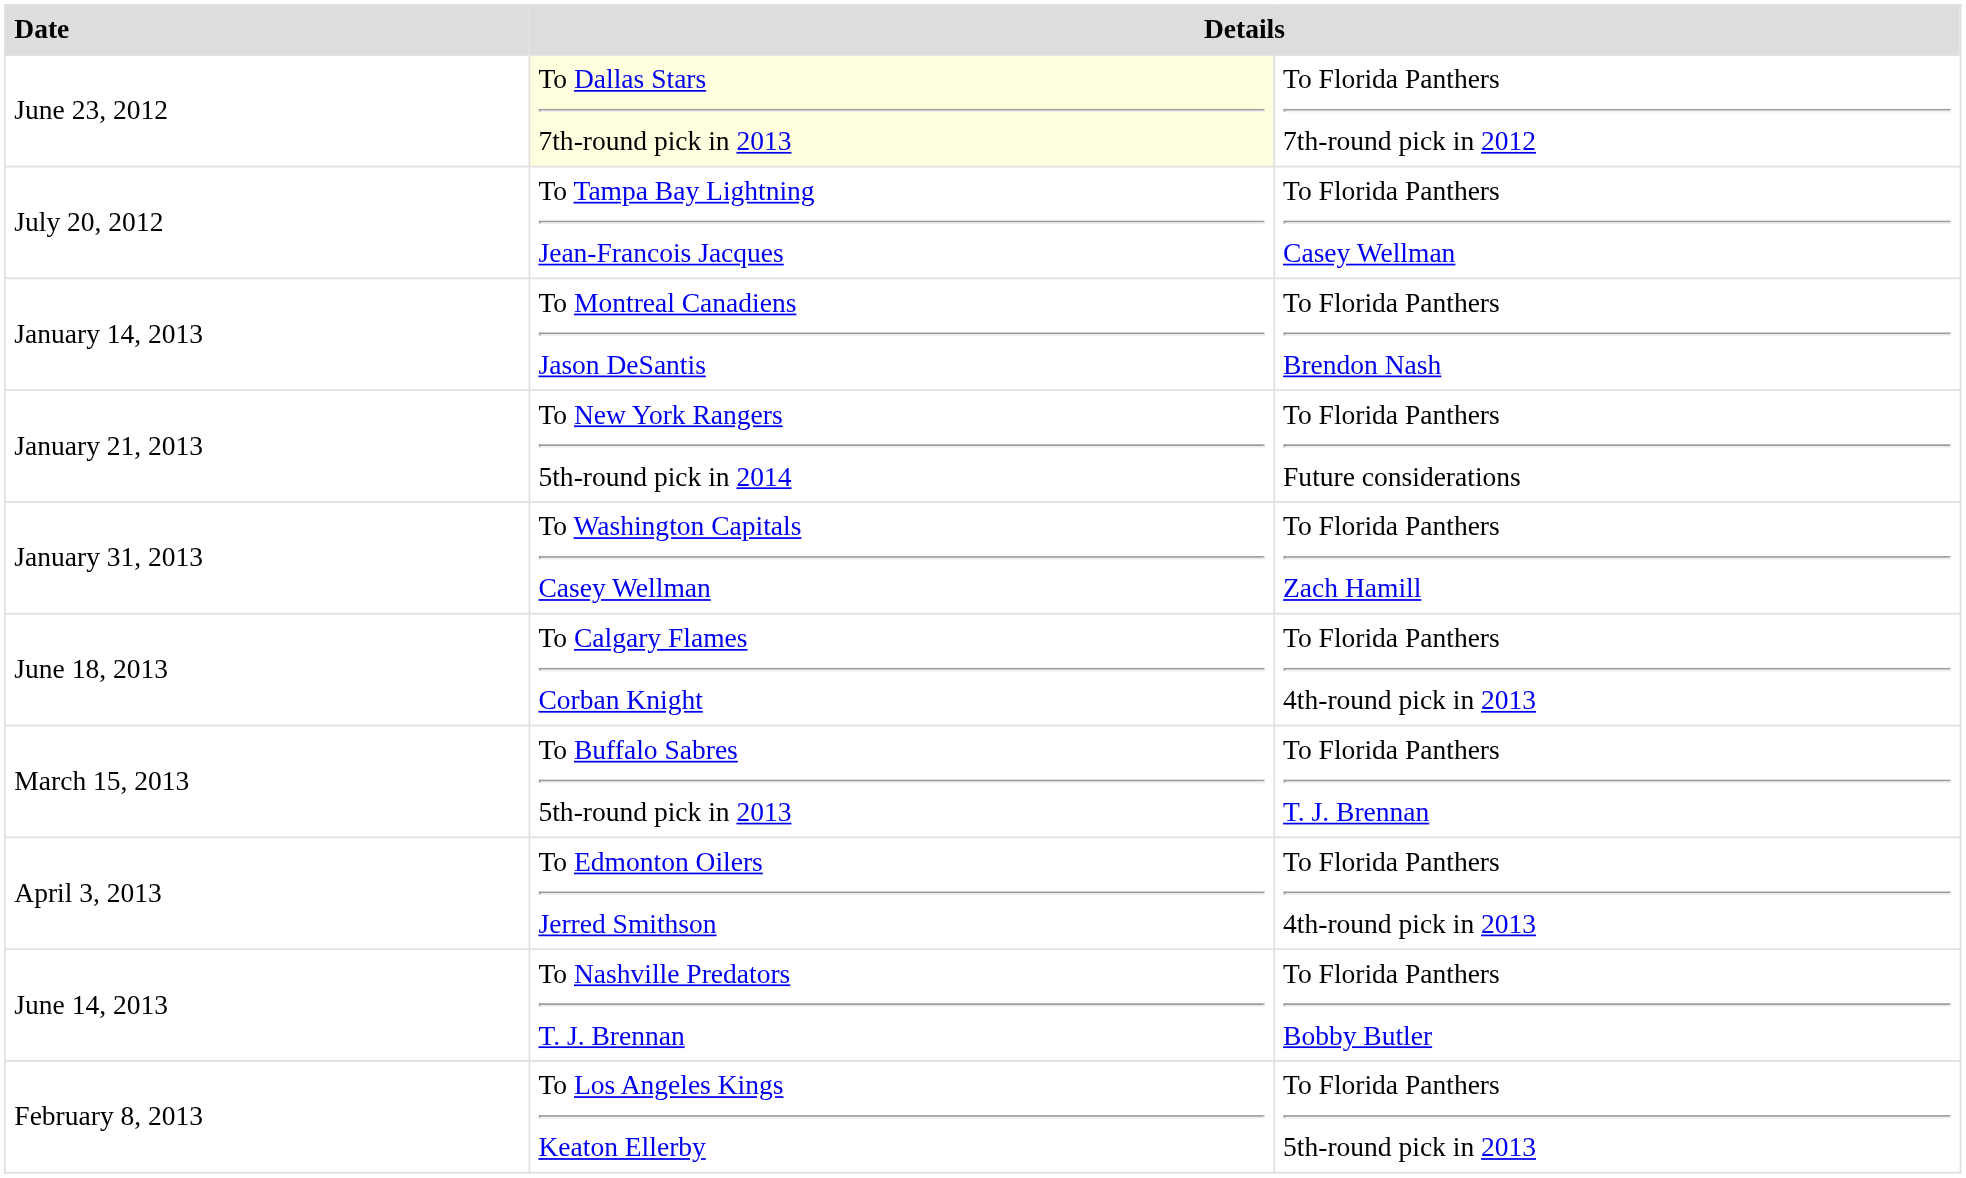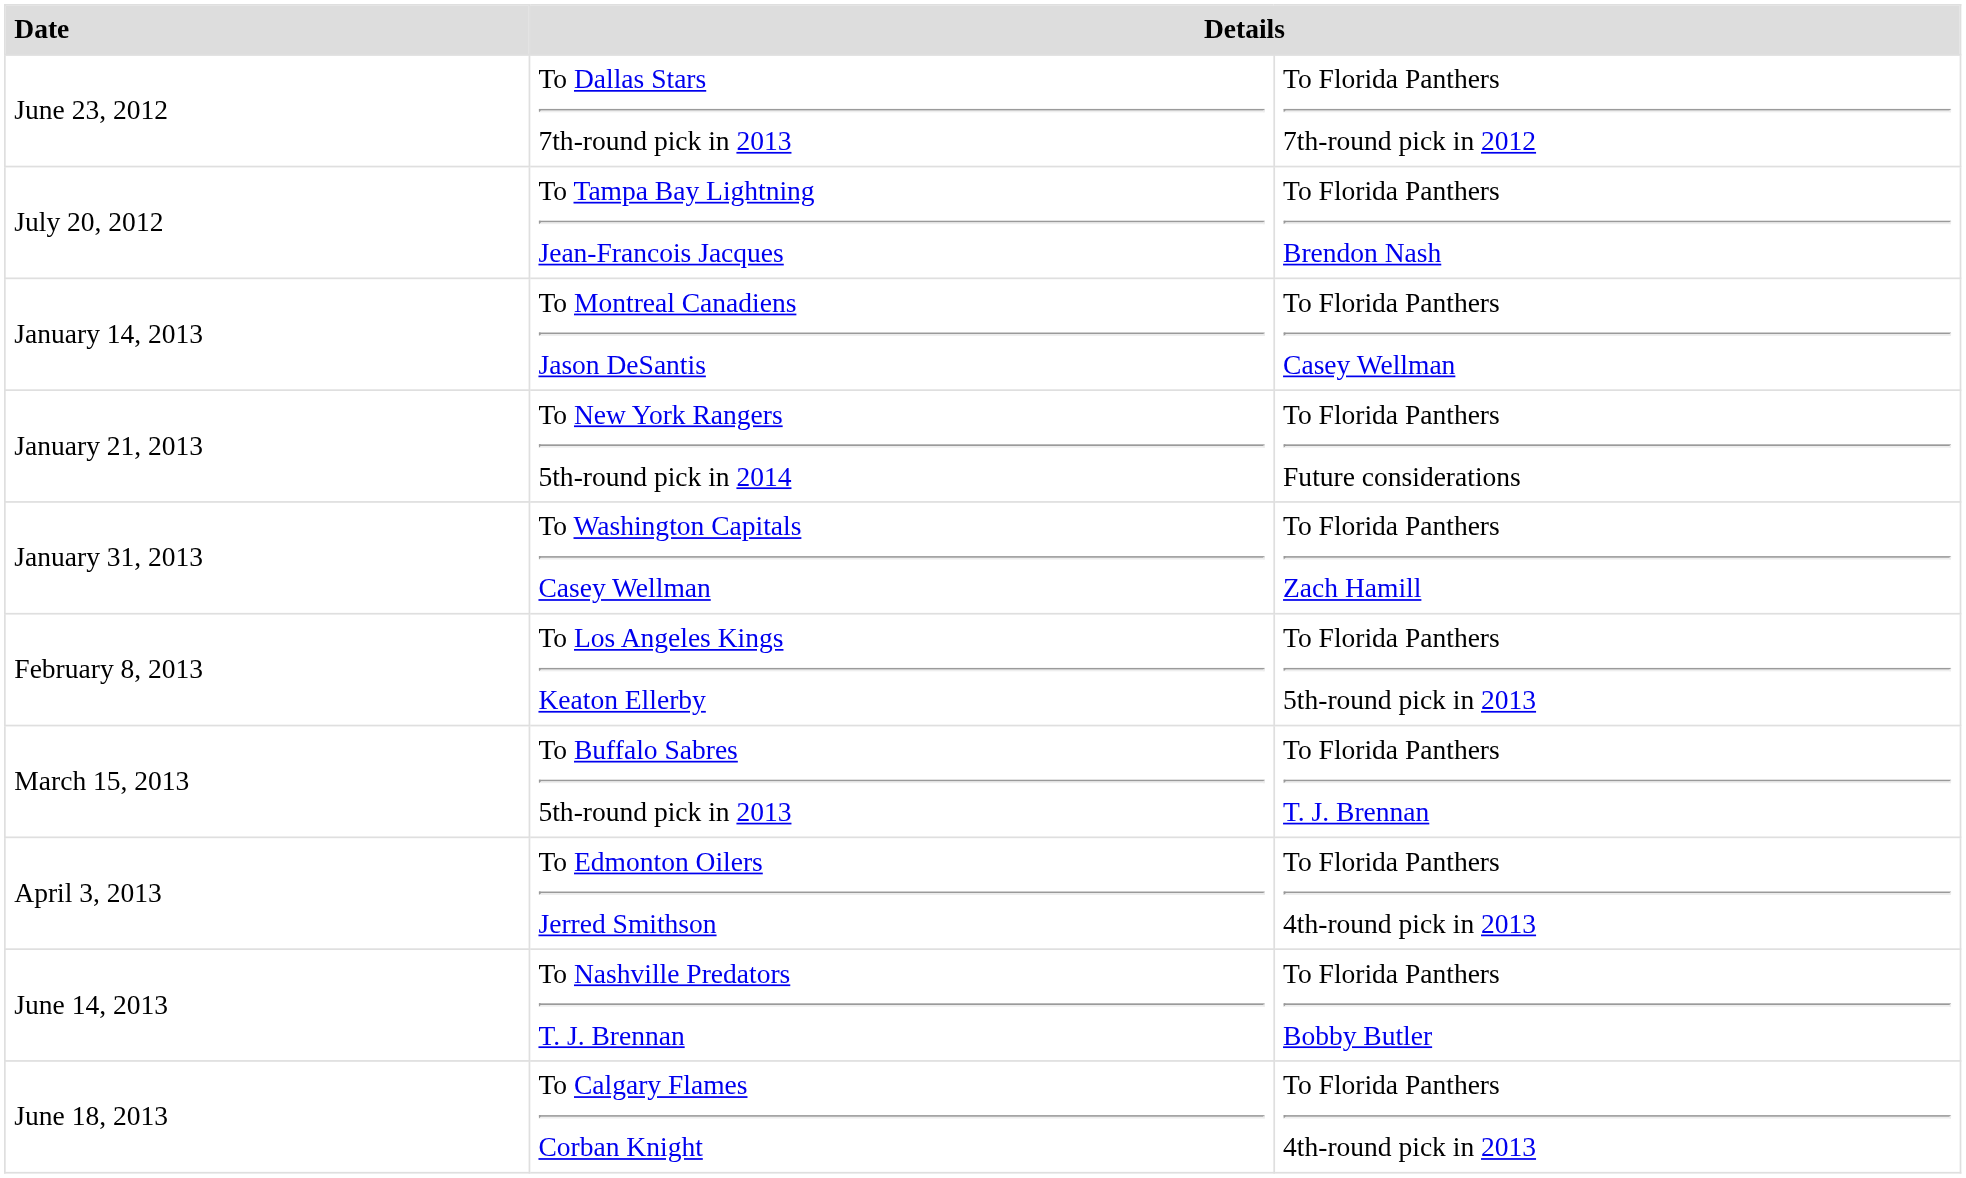(901, 110) lightyellow background -> (901, 110) no background
(1617, 222) To Florida Panthers Casey Wellman -> (1617, 222) To Florida Panthers Brendon Nash
(1617, 333) To Florida Panthers Brendon Nash -> (1617, 333) To Florida Panthers Casey Wellman
rows swapped: (109, 1116) <-> (91, 669)
